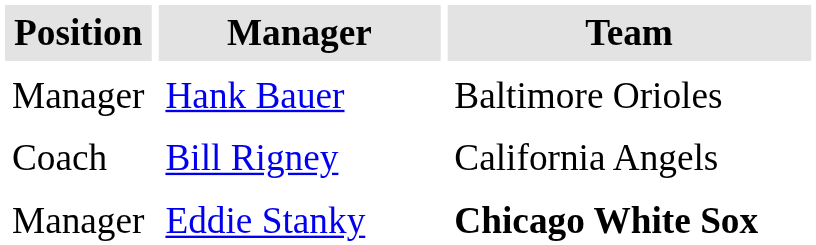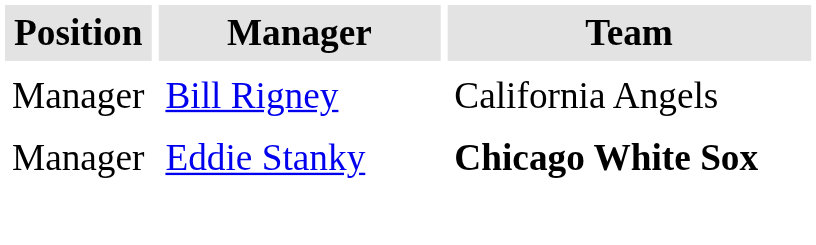- row: (255, 95)
(60, 158) Coach -> (78, 95) Manager
